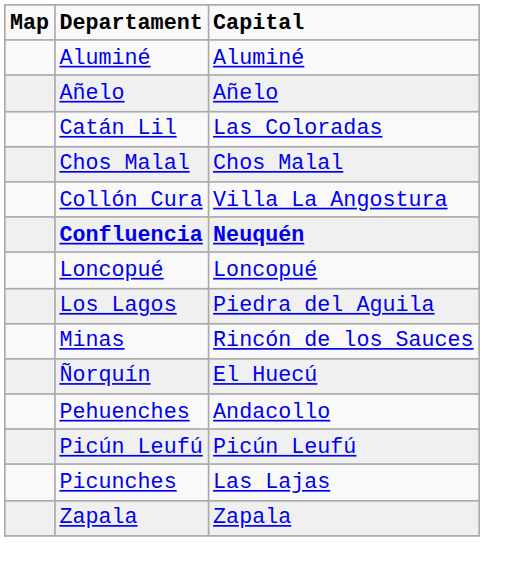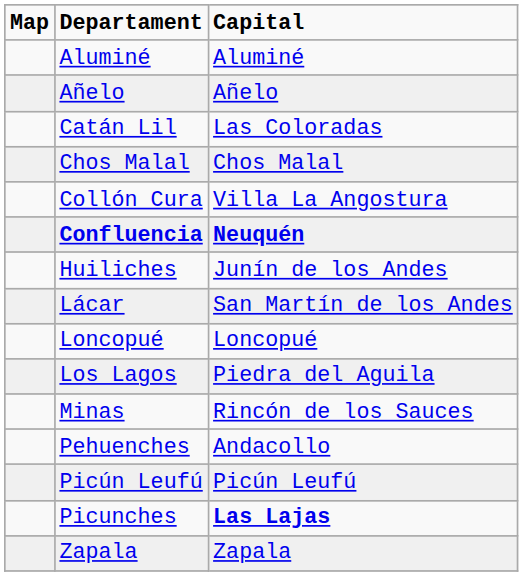+ row: (118, 270)
+ row: (92, 306)
- row: (105, 376)
(272, 483) normal -> (272, 518) bold
